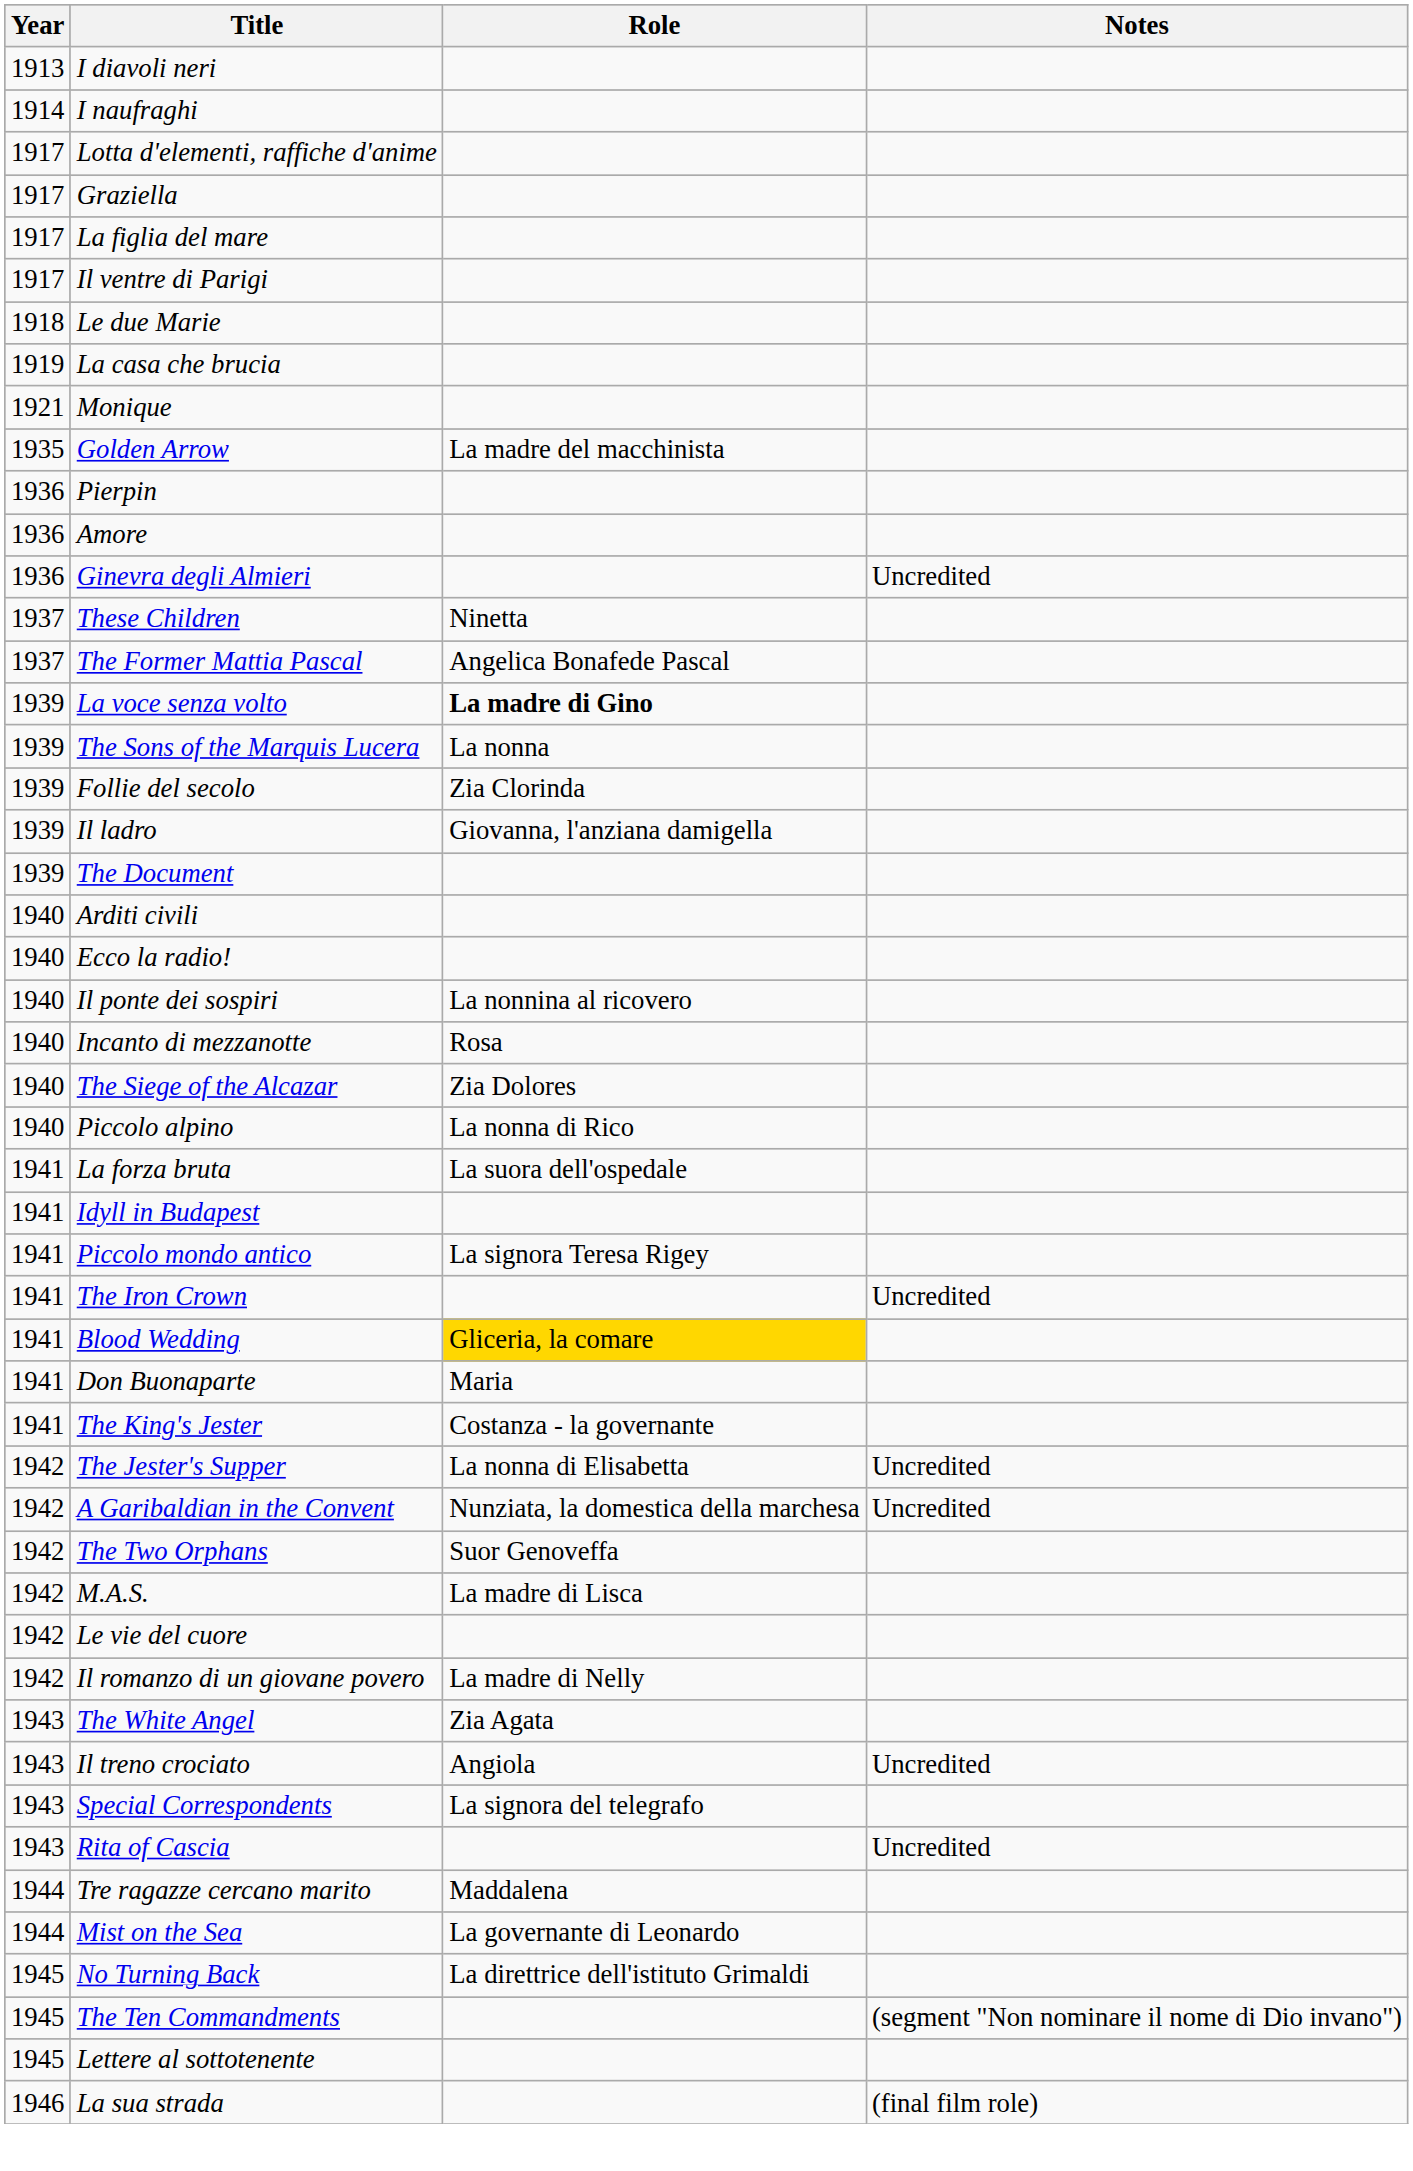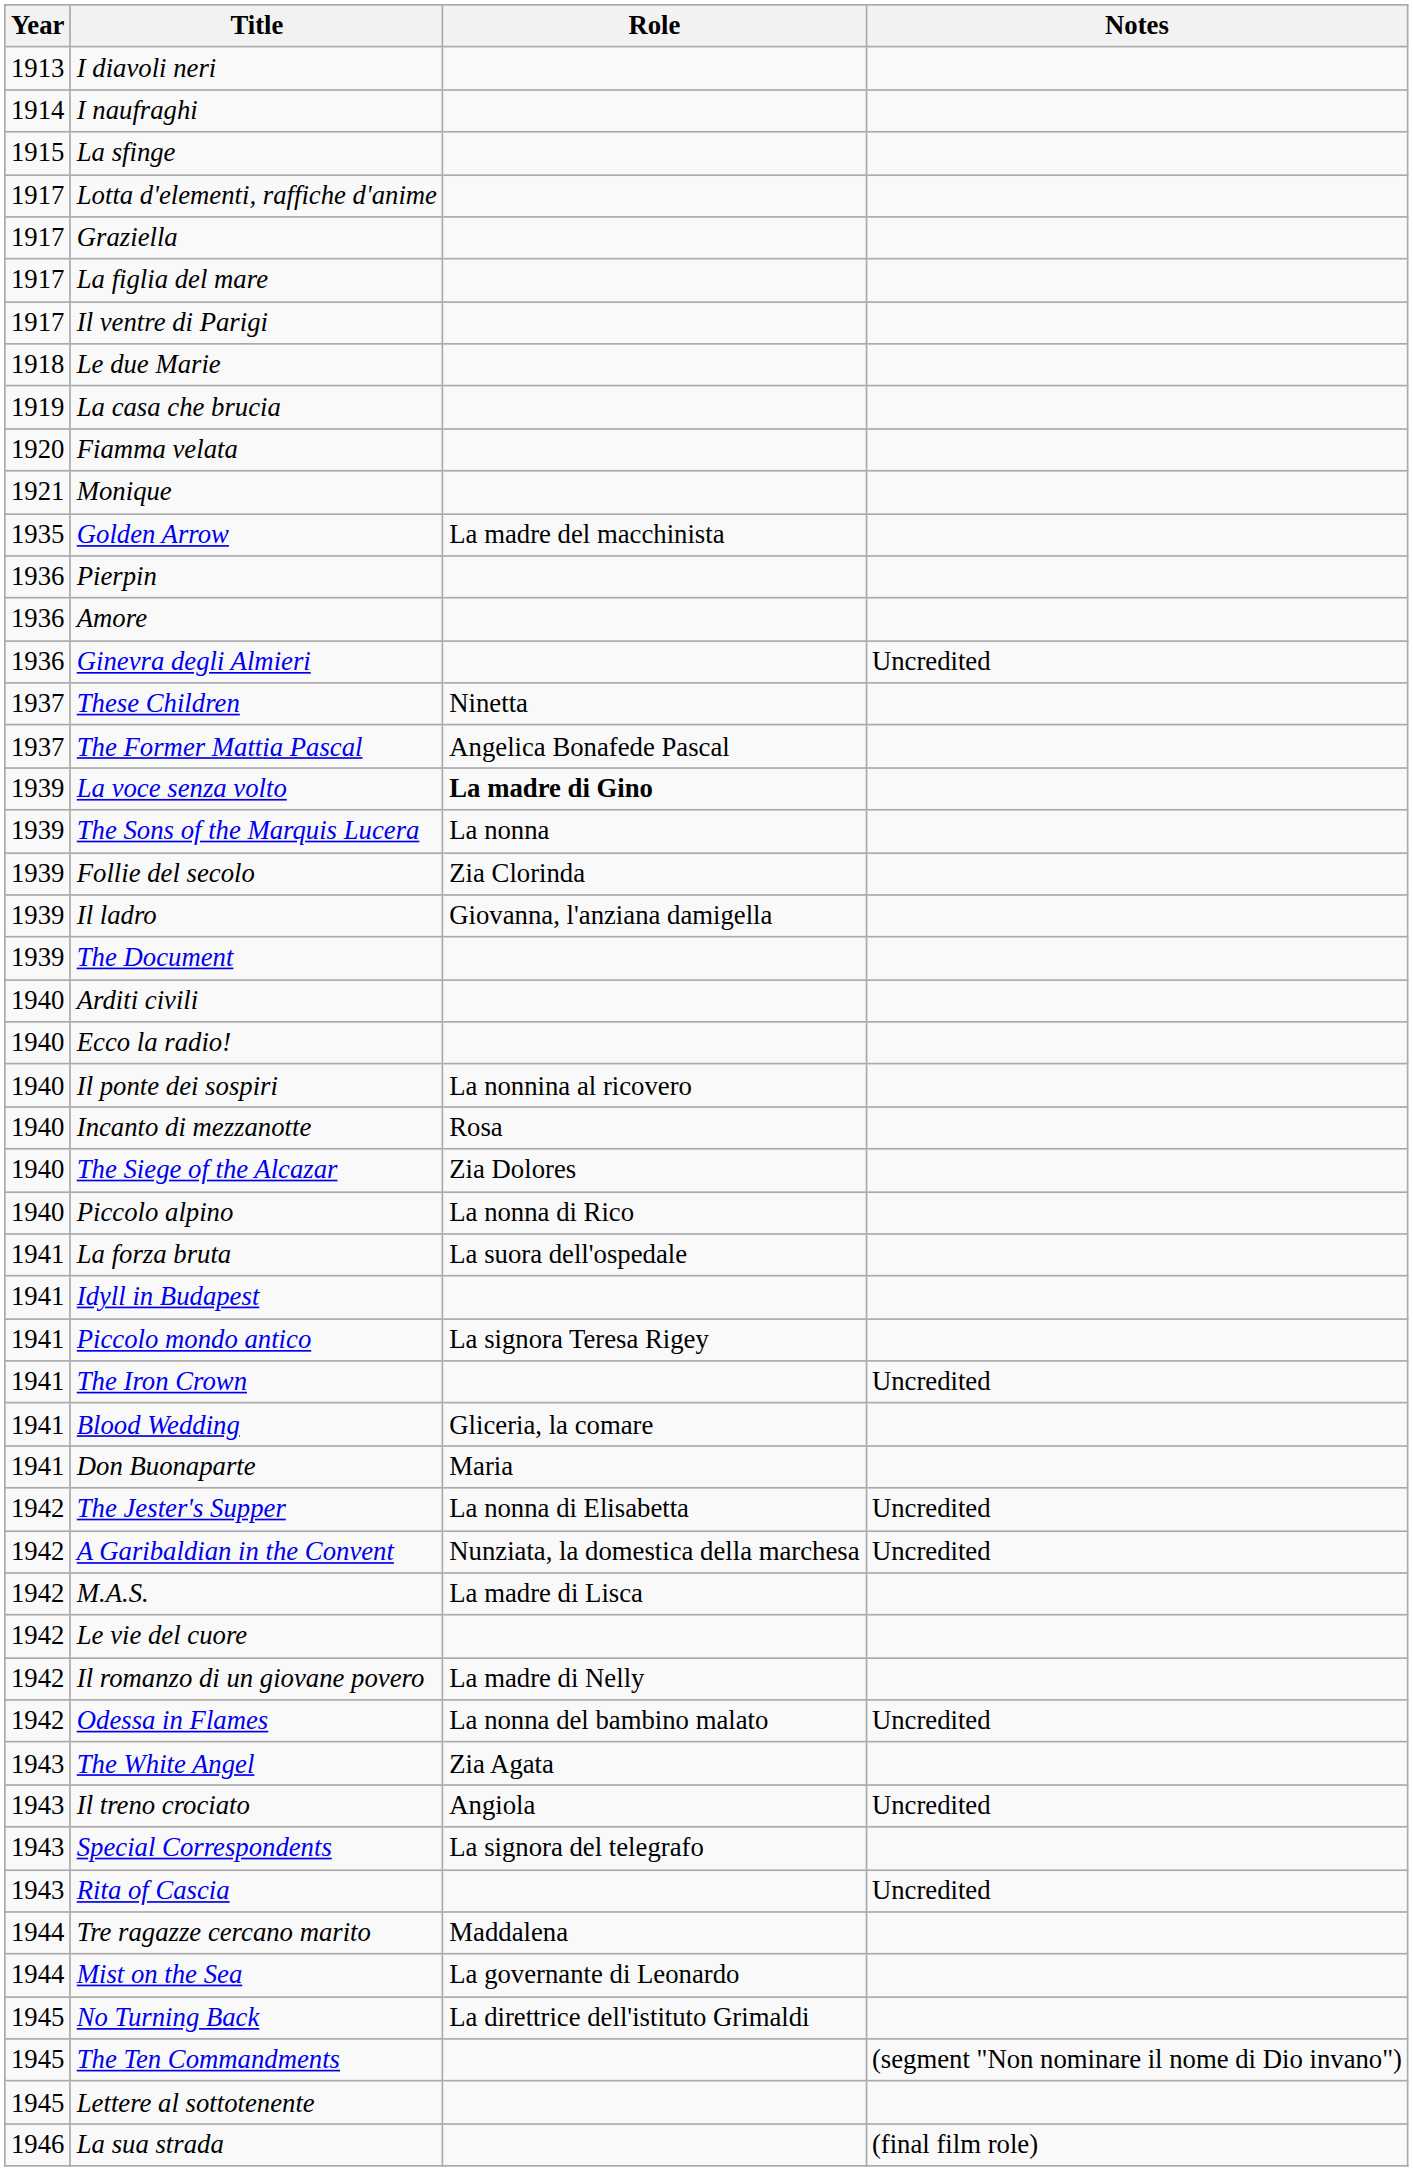+ row: (126, 152)
+ row: (157, 449)
(551, 1339) gold background -> (551, 1424) no background
- row: (169, 1424)
- row: (172, 1551)
+ row: (172, 1720)
